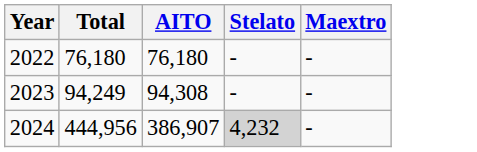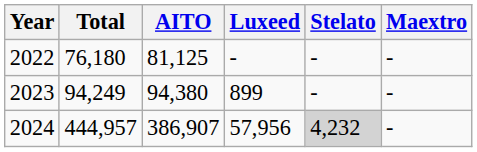+ column: (265, 22)
(178, 57) 76,180 -> (178, 57) 81,125
(178, 92) 94,308 -> (178, 92) 94,380
(101, 127) 444,956 -> (101, 127) 444,957
